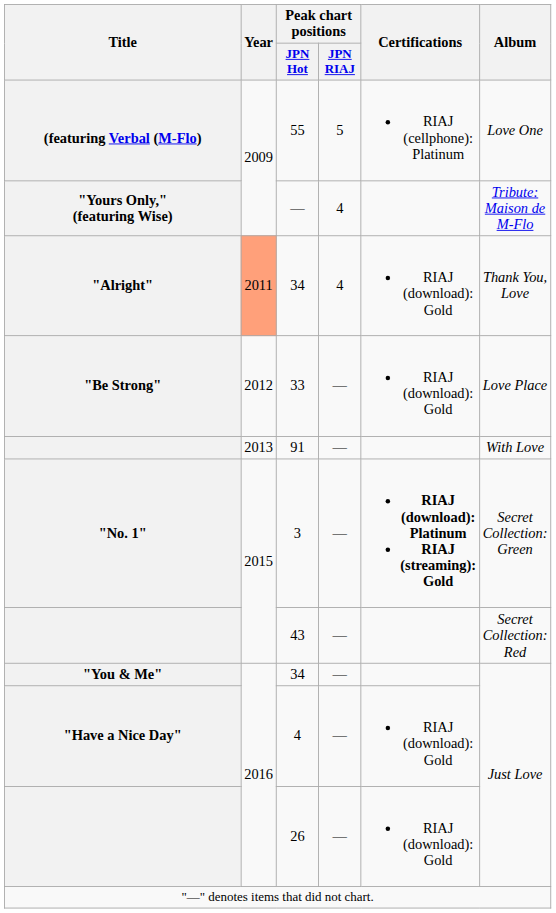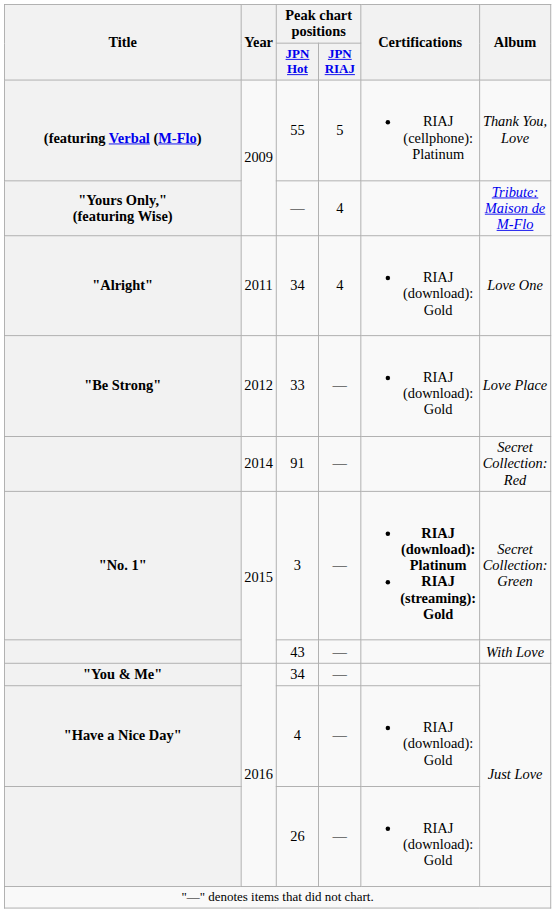(515, 130) Love One -> (515, 130) Thank You, Love
(259, 285) lightsalmon background -> (259, 285) no background
(515, 285) Thank You, Love -> (515, 285) Love One
(259, 447) 2013 -> (259, 463) 2014
(515, 447) With Love -> (515, 463) Secret Collection: Red
(515, 635) Secret Collection: Red -> (515, 651) With Love
